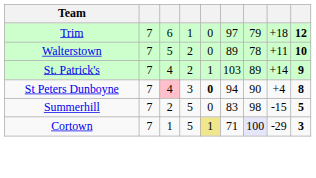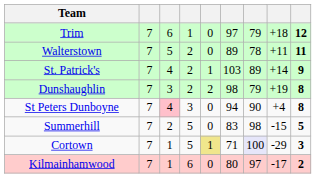(301, 51) 10 -> (301, 51) 11
+ row: (72, 88)
(210, 88) bold -> (210, 107) normal
+ row: (72, 164)
